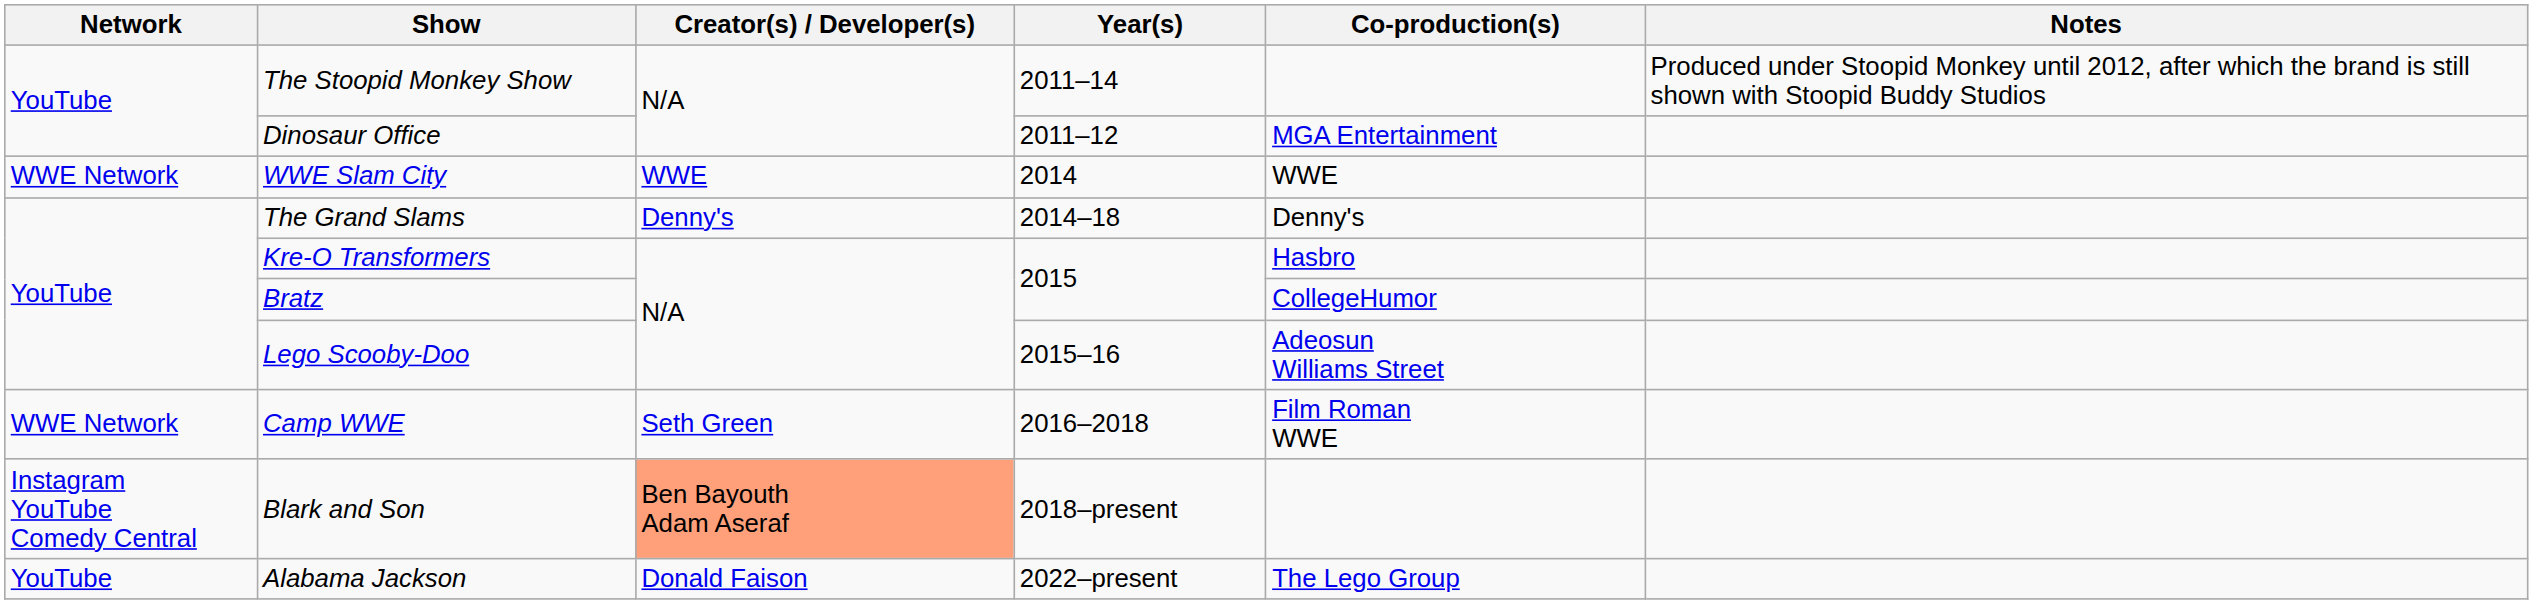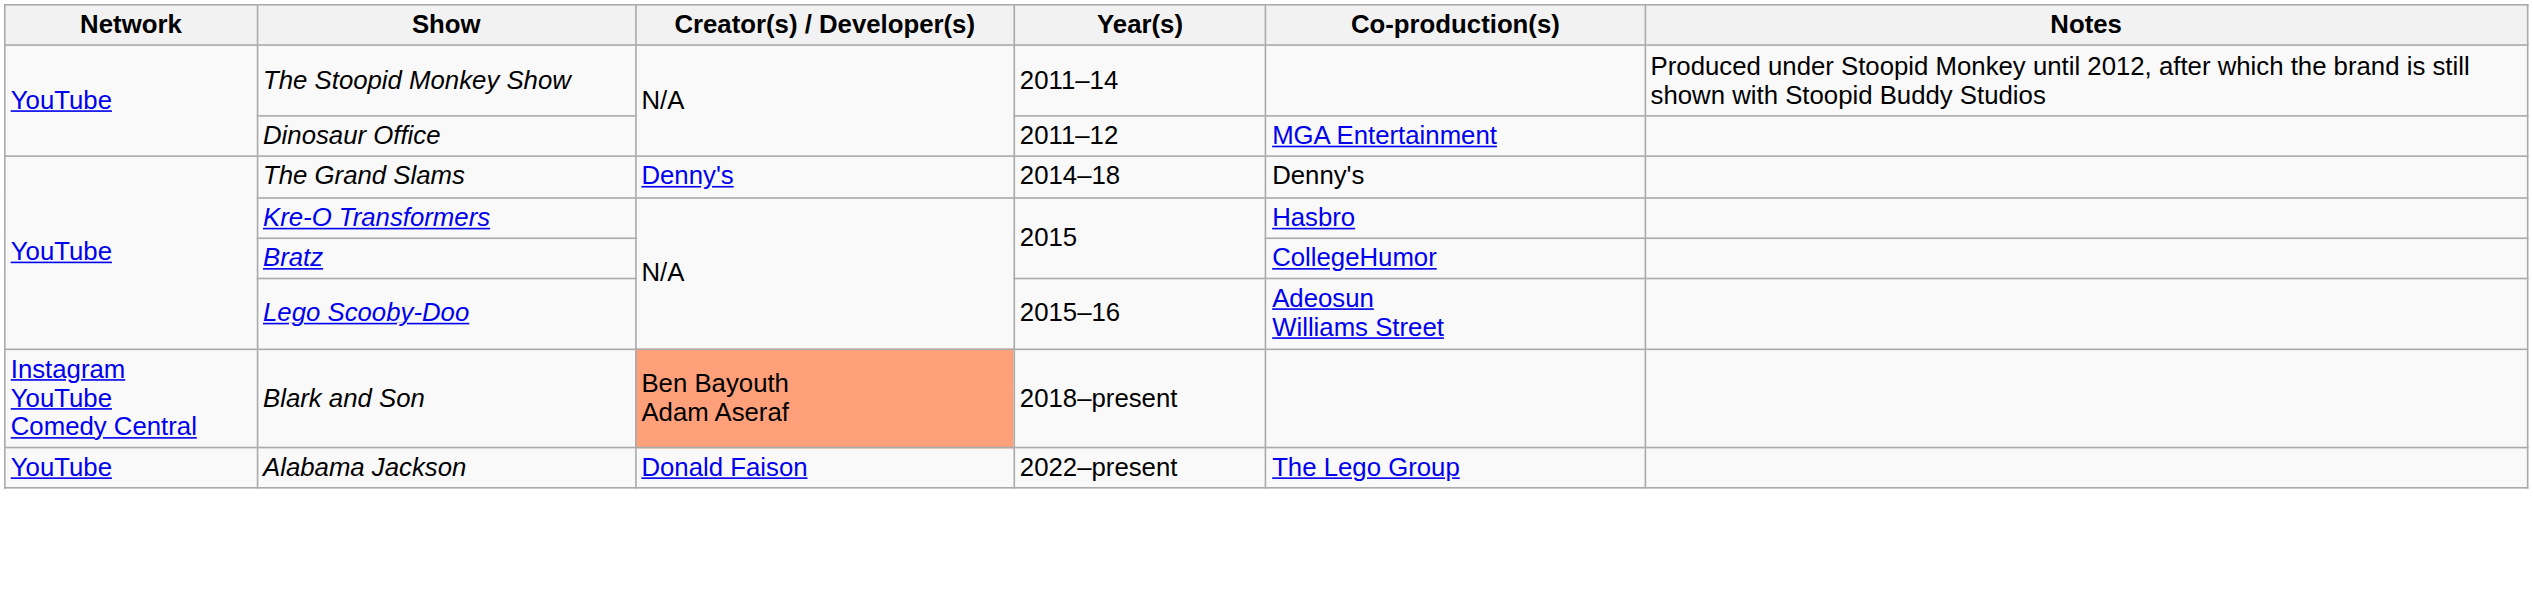- row: (355, 176)
- row: (334, 424)
